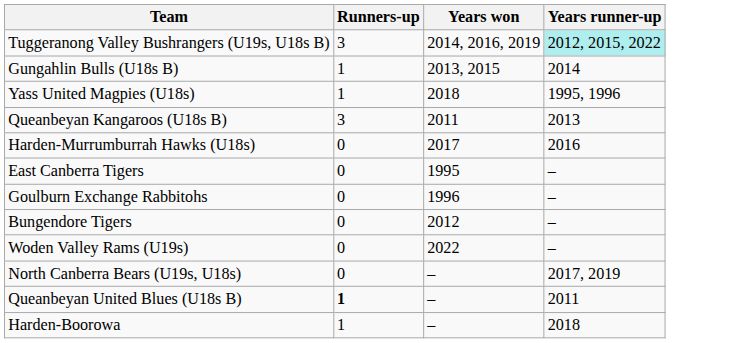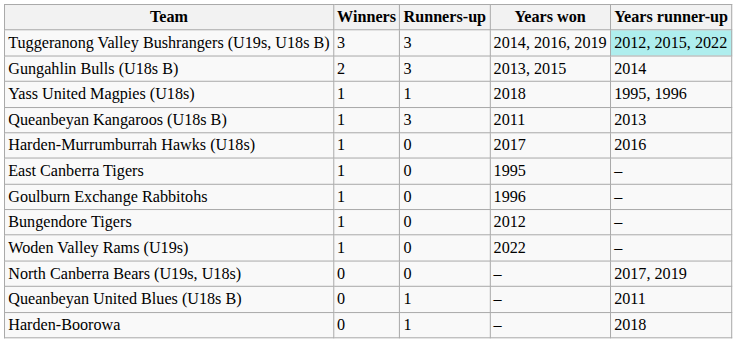+ column: (367, 17)
(341, 68) 1 -> (408, 68) 3
(341, 299) bold -> (408, 299) normal
